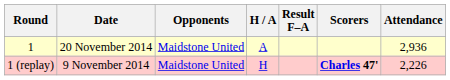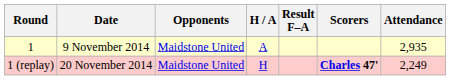(106, 46) 20 November 2014 -> (106, 46) 9 November 2014
(413, 46) 2,936 -> (413, 46) 2,935
(106, 65) 9 November 2014 -> (106, 65) 20 November 2014
(413, 65) 2,226 -> (413, 65) 2,249
